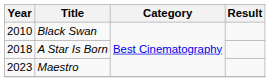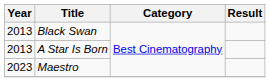(20, 31) 2010 -> (20, 31) 2013
(20, 49) 2018 -> (20, 49) 2013
